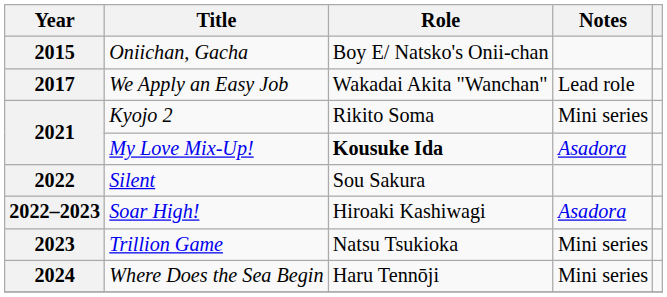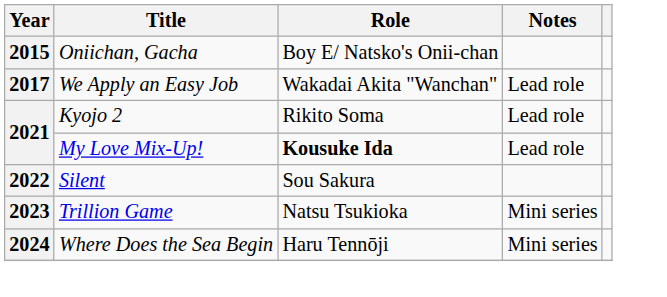(603, 116) Mini series -> (546, 116) Lead role
(592, 148) Asadora -> (546, 148) Lead role
- row: (154, 212)
